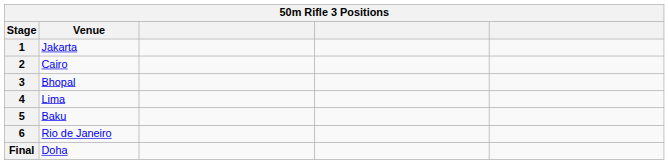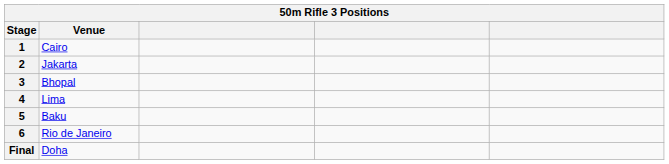(59, 47) Jakarta -> (54, 47) Cairo
(54, 64) Cairo -> (59, 64) Jakarta
